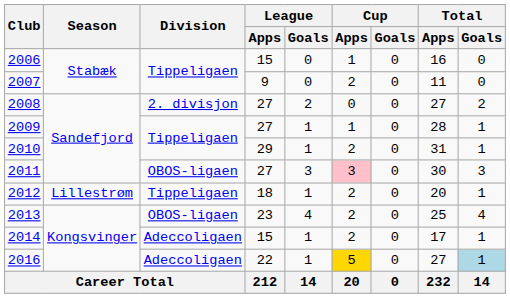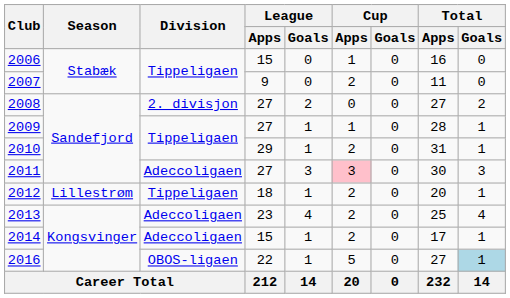(193, 171) OBOS-ligaen -> (193, 171) Adeccoligaen
(193, 216) OBOS-ligaen -> (193, 216) Adeccoligaen
(193, 260) Adeccoligaen -> (193, 260) OBOS-ligaen
(352, 260) gold background -> (352, 260) no background
